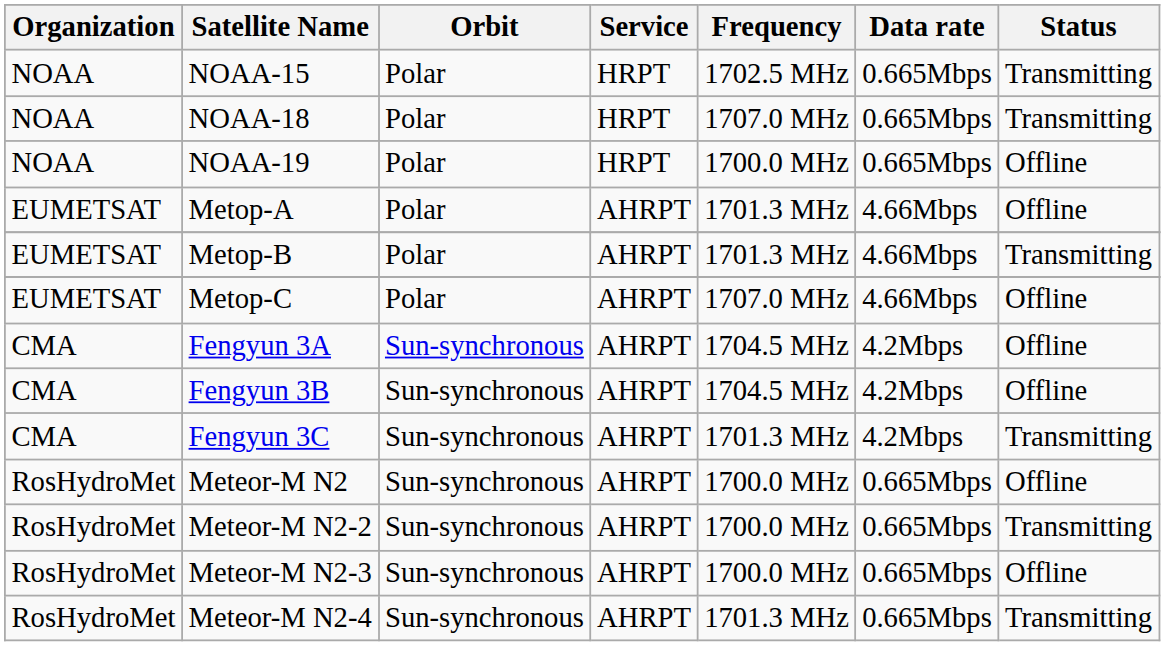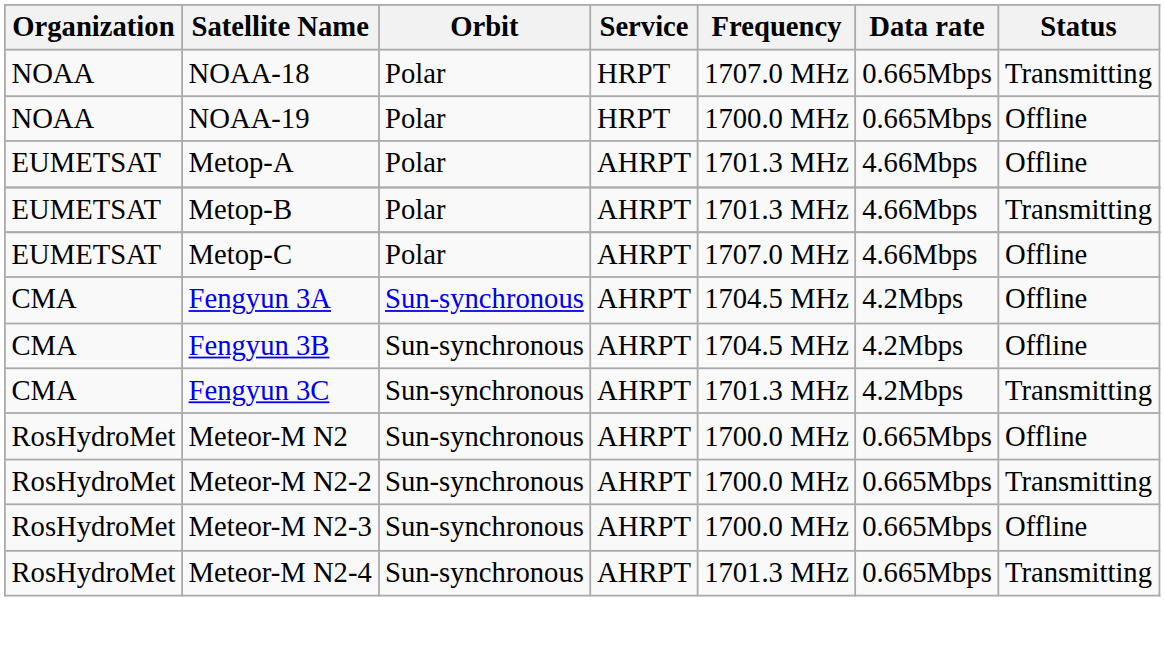- row: (249, 72)
